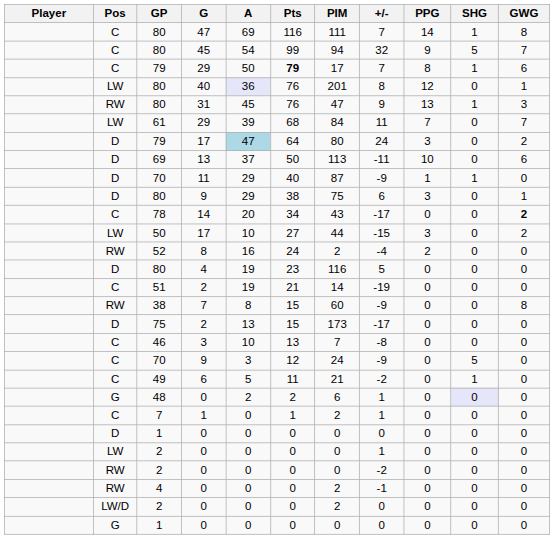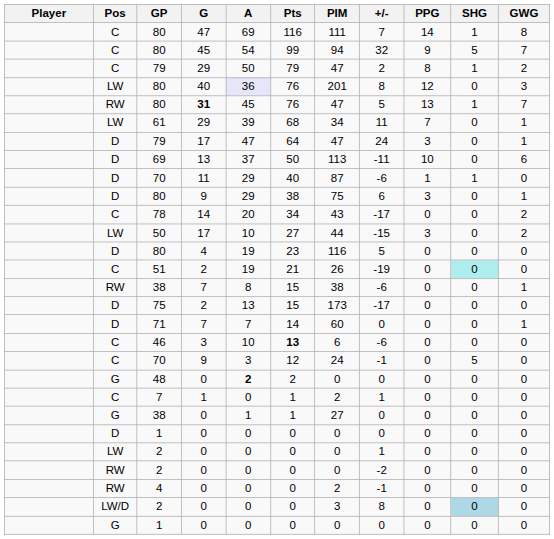(293, 68) bold -> (293, 68) normal
(337, 68) 17 -> (337, 68) 47
(382, 68) 7 -> (382, 68) 2
(524, 68) 6 -> (524, 68) 2
(524, 86) 1 -> (524, 86) 3
(204, 104) normal -> (204, 104) bold
(382, 104) 9 -> (382, 104) 5
(524, 104) 3 -> (524, 104) 7
(337, 123) 84 -> (337, 123) 34
(524, 123) 7 -> (524, 123) 1
(248, 141) lightblue background -> (248, 141) no background
(337, 141) 80 -> (337, 141) 47
(524, 141) 2 -> (524, 141) 1
(382, 178) -9 -> (382, 178) -6
(524, 214) bold -> (524, 214) normal
- row: (115, 251)
(337, 287) 14 -> (337, 269) 26
(475, 287) no background -> (475, 269) paleturquoise background
(337, 305) 60 -> (337, 287) 38
(382, 305) -9 -> (382, 287) -6
(524, 305) 8 -> (524, 287) 1
+ row: (115, 324)
(293, 342) normal -> (293, 342) bold
(337, 342) 7 -> (337, 342) 6
(382, 342) -8 -> (382, 342) -6
(382, 360) -9 -> (382, 360) -1
- row: (115, 379)
(248, 397) normal -> (248, 379) bold
(337, 397) 6 -> (337, 379) 0
(382, 397) 1 -> (382, 379) 0
(475, 397) lavender background -> (475, 379) no background
+ row: (115, 415)
(337, 506) 2 -> (337, 506) 3
(382, 506) 0 -> (382, 506) 8
(475, 506) no background -> (475, 506) lightblue background
